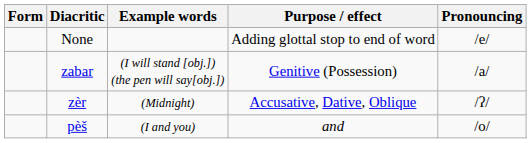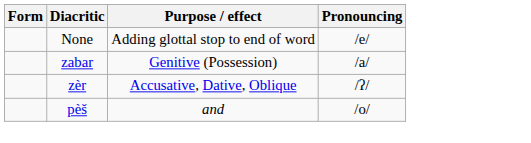- column: (168, 16)
